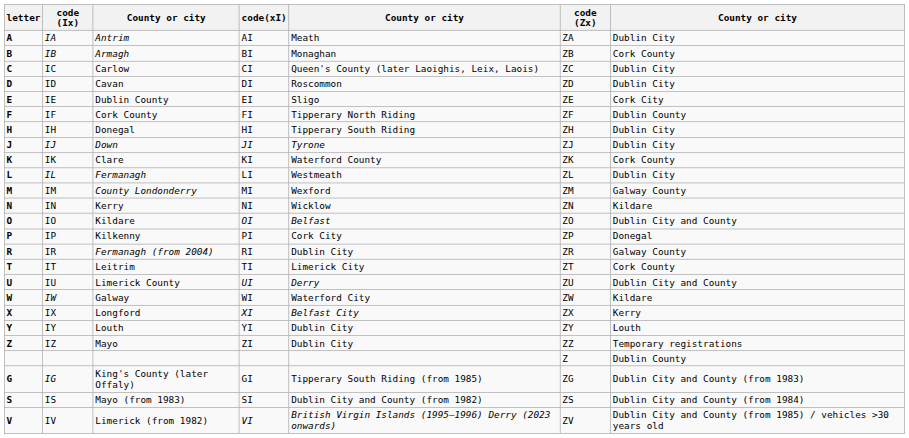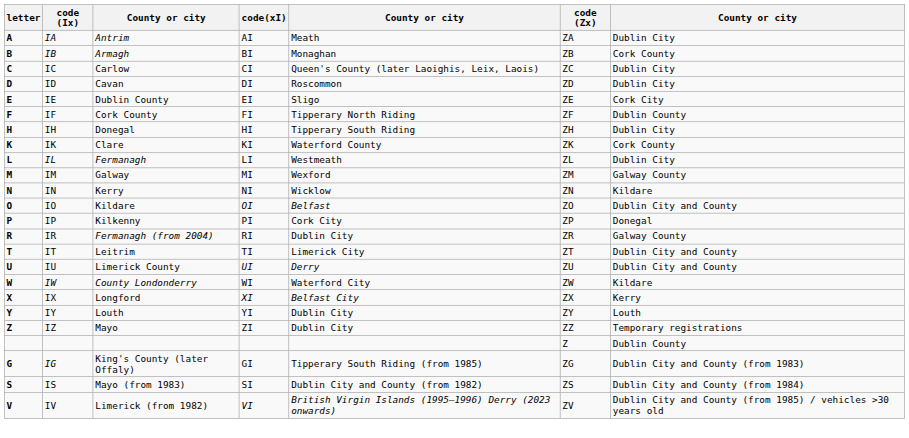- row: (50, 145)
(146, 191) County Londonderry -> (112, 175) Galway
(644, 267) Cork County -> (675, 252) Dublin City and County
(112, 297) Galway -> (146, 282) County Londonderry
